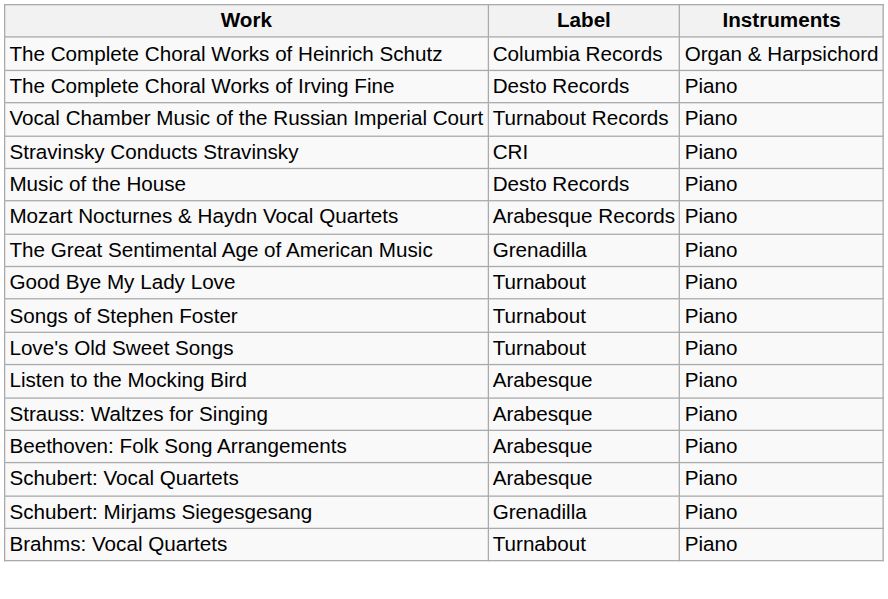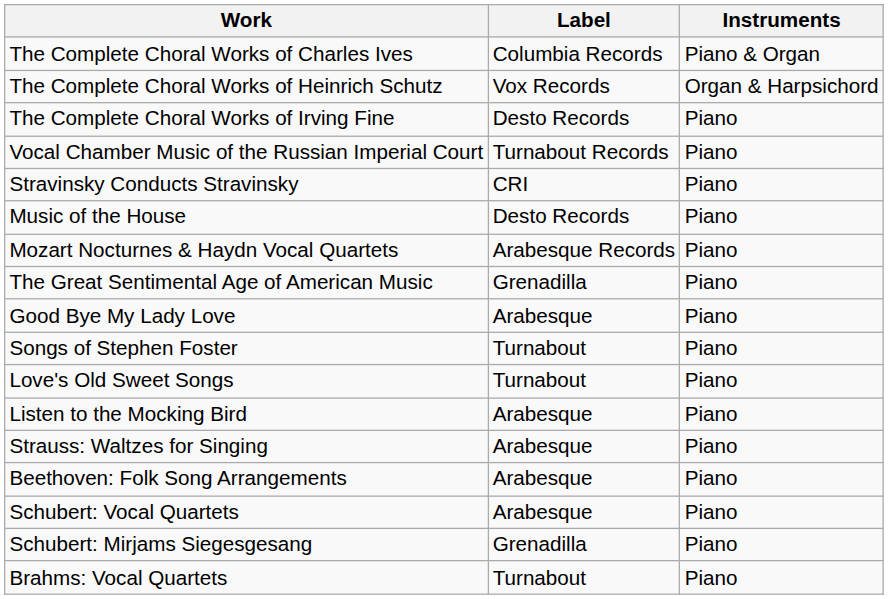+ row: (211, 53)
(578, 53) Columbia Records -> (551, 86) Vox Records
(539, 282) Turnabout -> (543, 315) Arabesque
